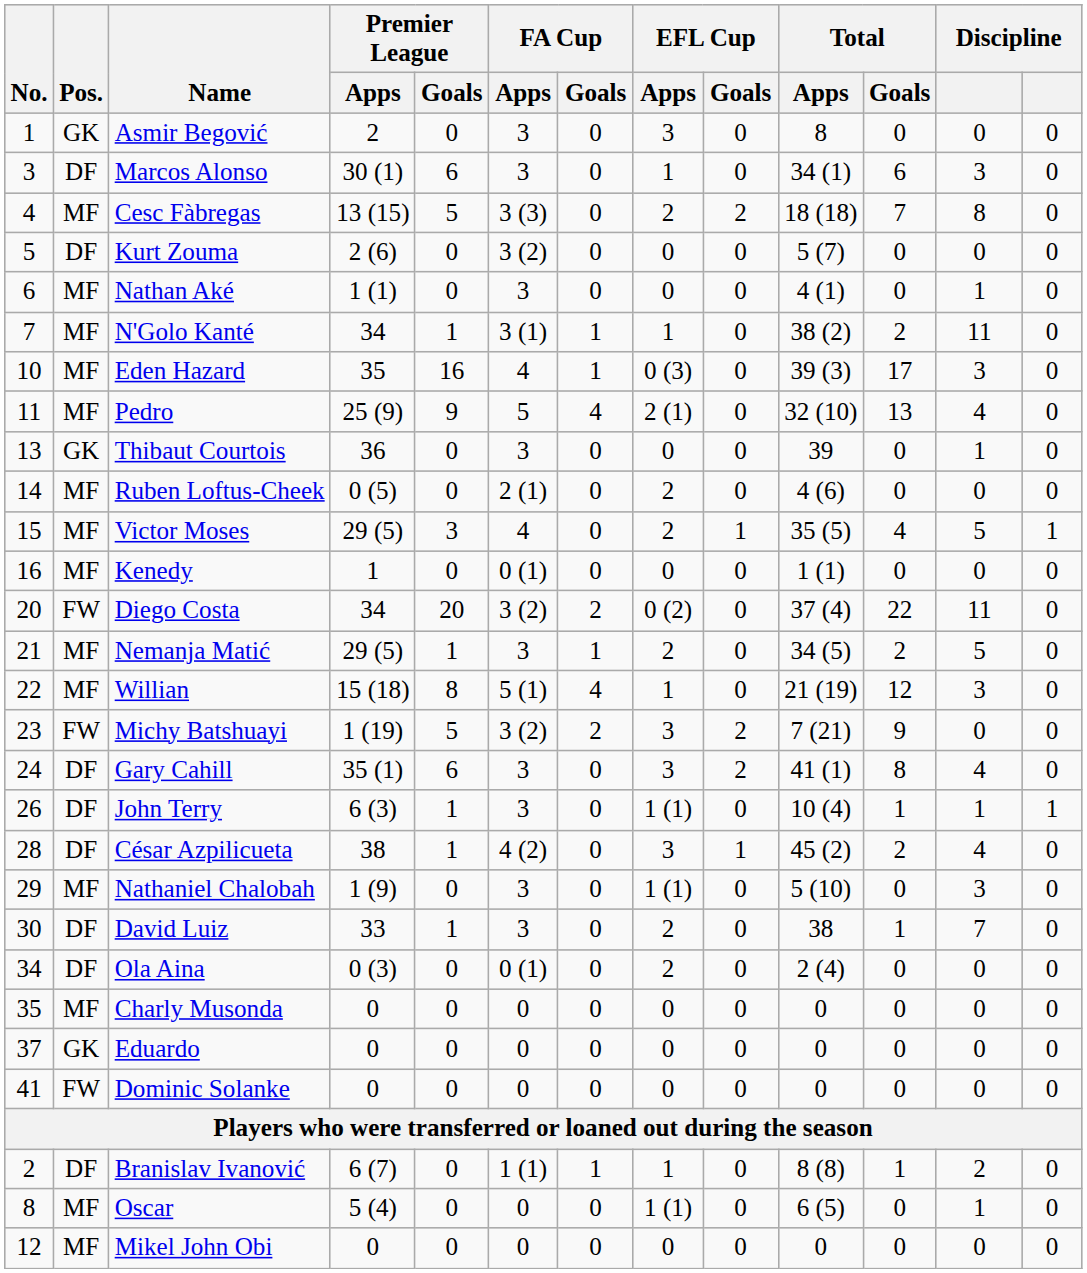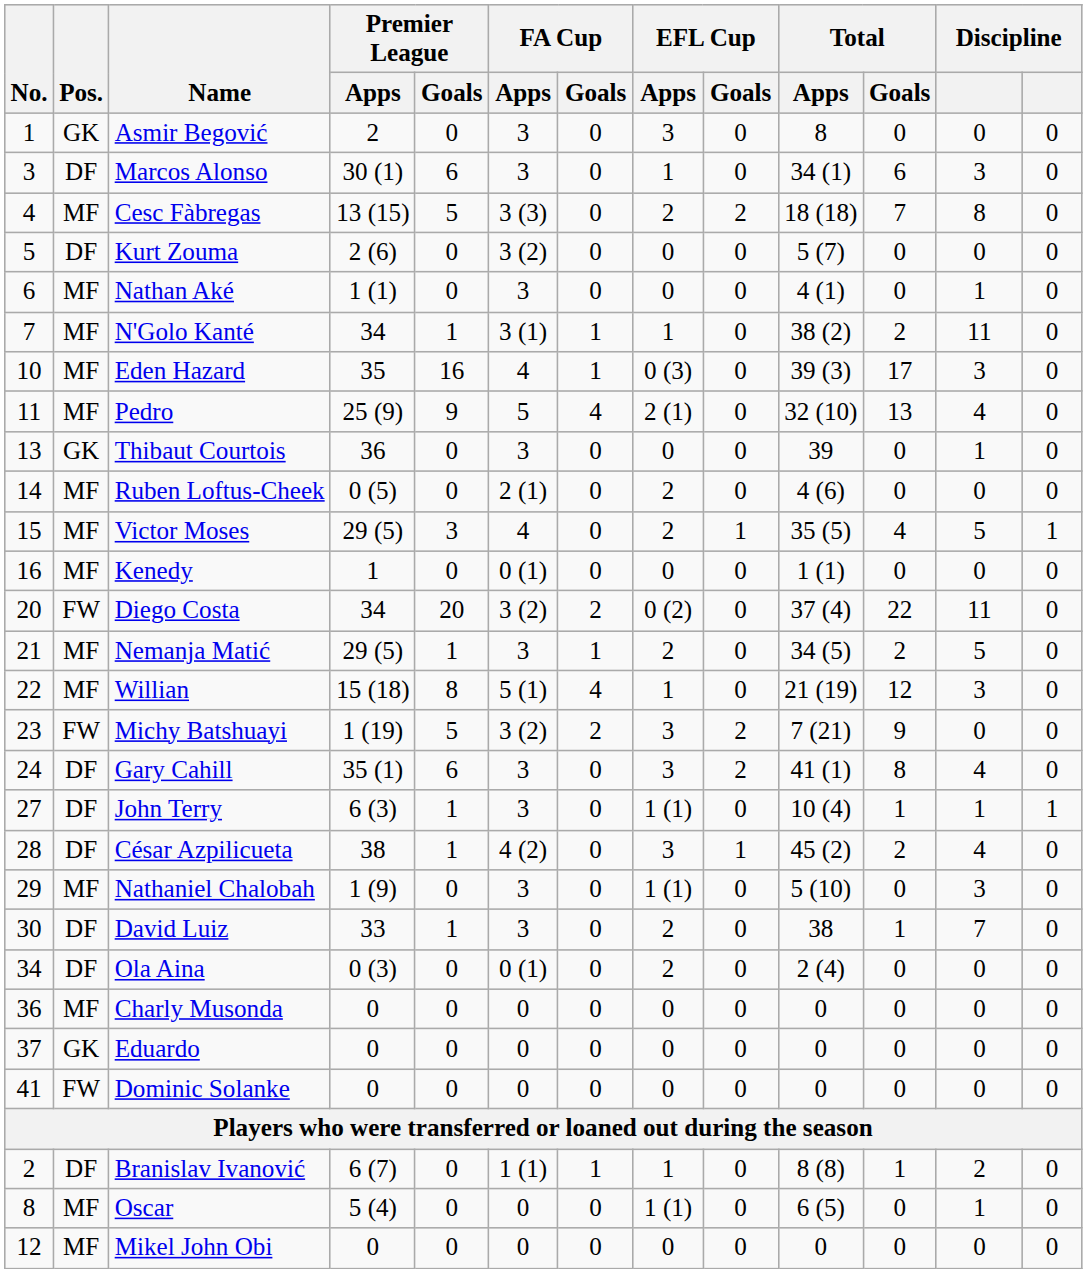(29, 809) 26 -> (29, 809) 27
(29, 1008) 35 -> (29, 1008) 36
